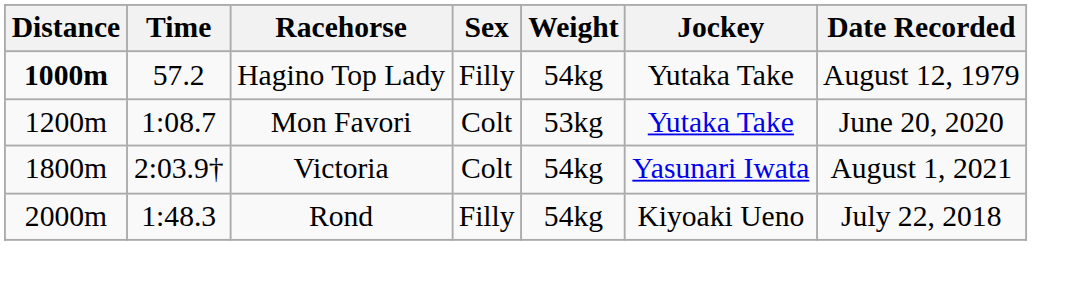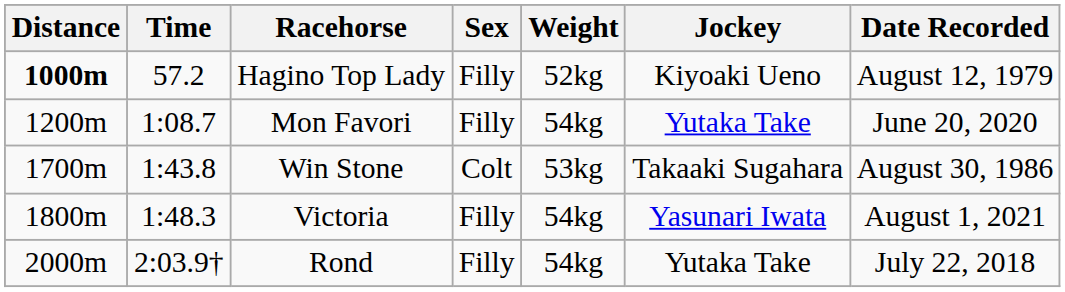(573, 74) 54kg -> (573, 74) 52kg
(721, 74) Yutaka Take -> (738, 74) Kiyoaki Ueno
(487, 121) Colt -> (487, 121) Filly
(573, 121) 53kg -> (573, 121) 54kg
+ row: (341, 168)
(179, 168) 2:03.9† -> (179, 215) 1:48.3
(487, 168) Colt -> (487, 215) Filly
(179, 215) 1:48.3 -> (179, 262) 2:03.9†
(721, 215) Kiyoaki Ueno -> (738, 262) Yutaka Take
